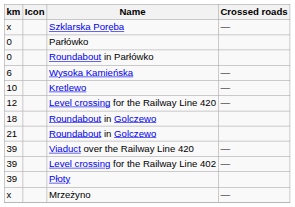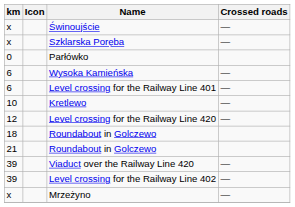+ row: (9, 27)
- row: (9, 57)
+ row: (9, 88)
- row: (12, 179)
